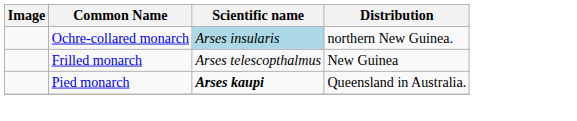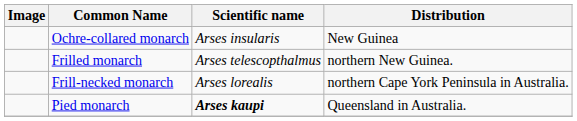(237, 37) lightblue background -> (237, 37) no background
(390, 37) northern New Guinea. -> (363, 37) New Guinea
(363, 60) New Guinea -> (390, 60) northern New Guinea.
+ row: (113, 82)
